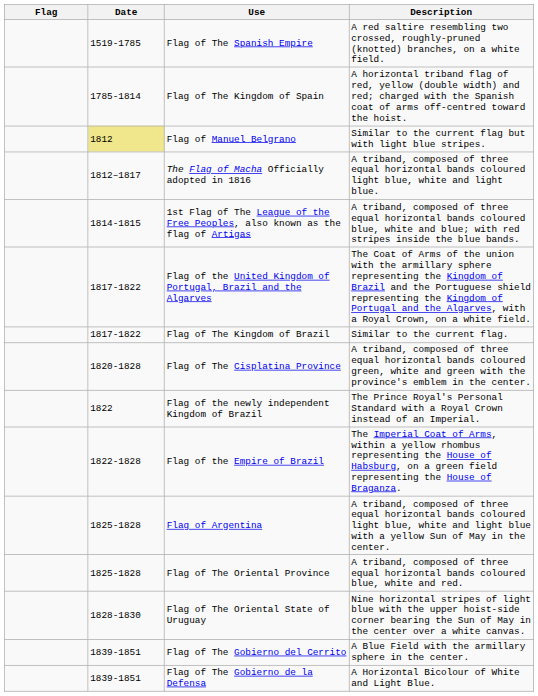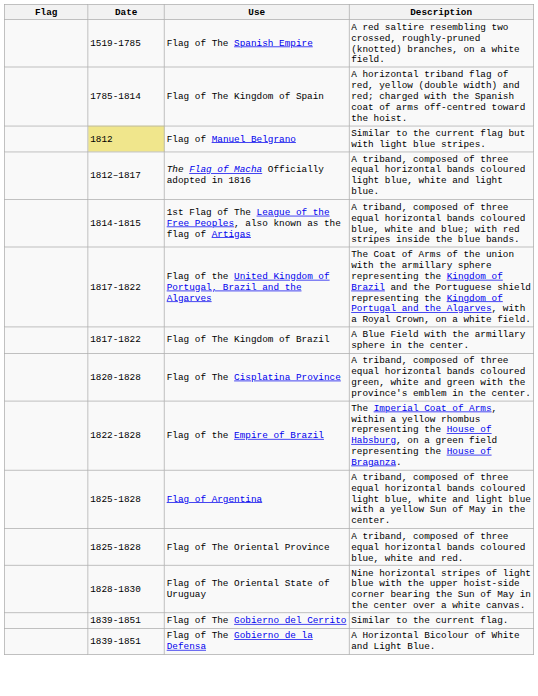(430, 335) Similar to the current flag. -> (438, 340) A Blue Field with the armillary sphere in the center.
- row: (248, 408)
(438, 652) A Blue Field with the armillary sphere in the center. -> (430, 621) Similar to the current flag.
